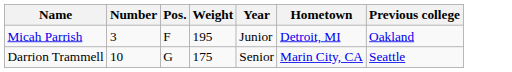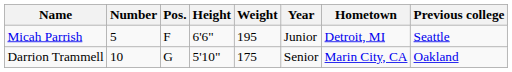+ column: (212, 15)
(113, 36) 3 -> (113, 36) 5
(392, 36) Oakland -> (432, 36) Seattle
(387, 57) Seattle -> (436, 57) Oakland
